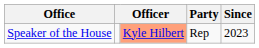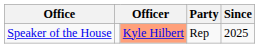(236, 33) 2023 -> (236, 33) 2025
